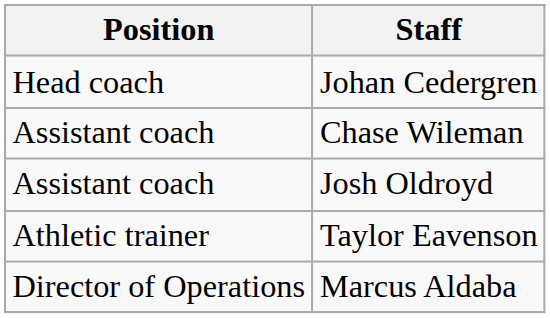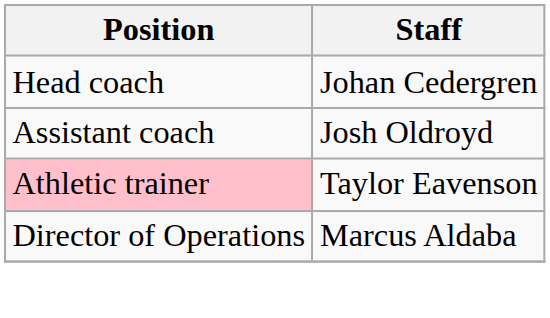- row: (422, 132)
(111, 235) no background -> (111, 183) pink background
